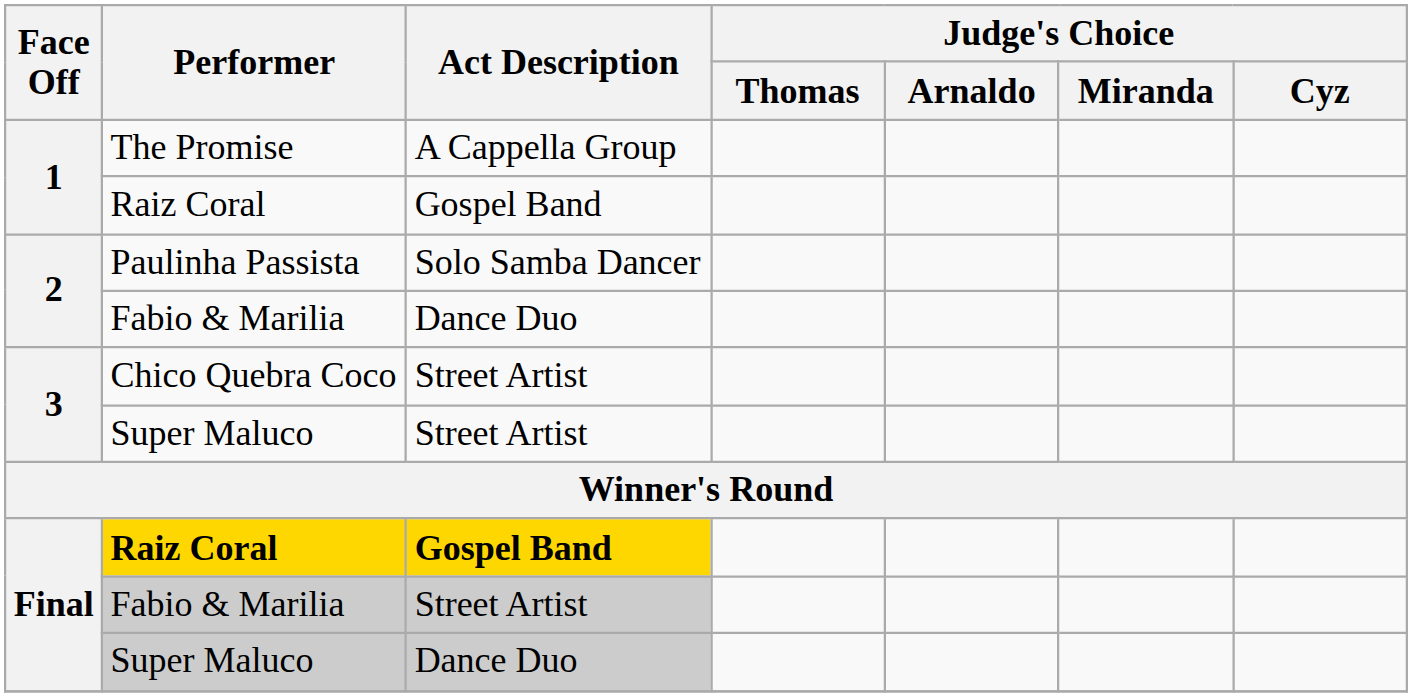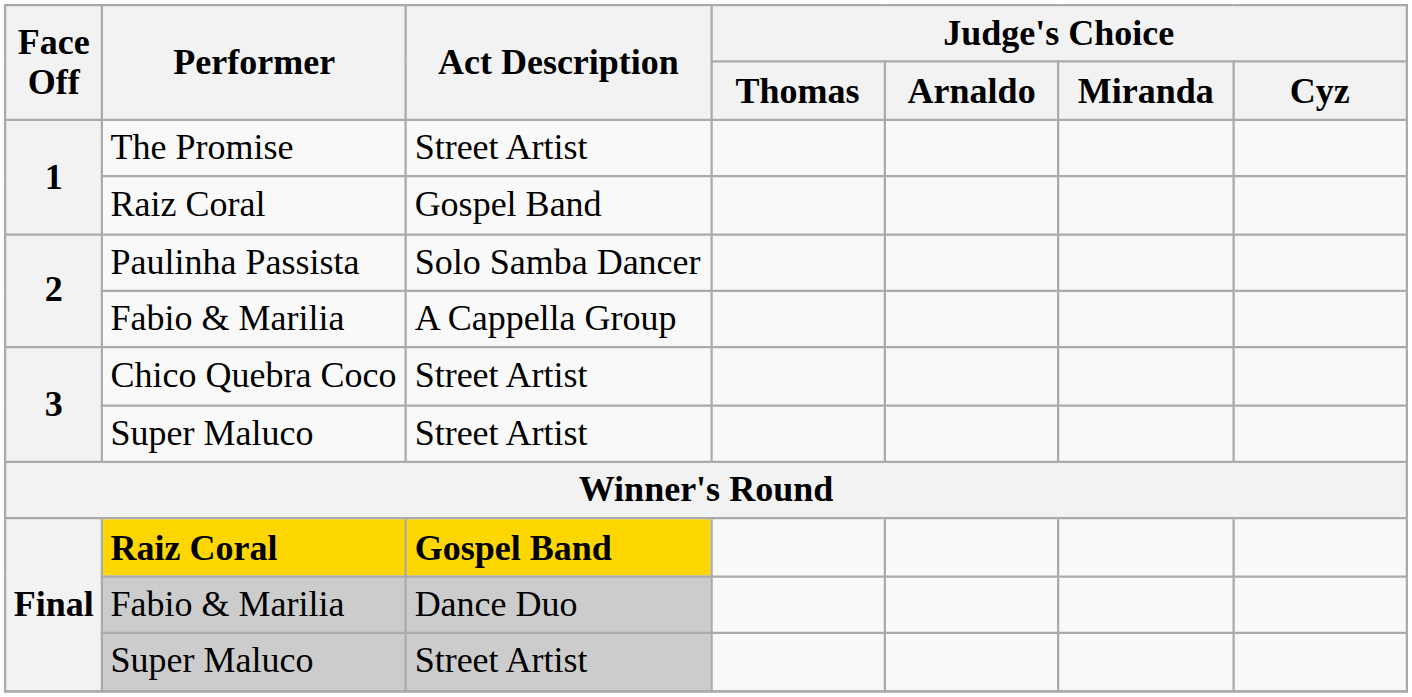(546, 147) A Cappella Group -> (501, 147) Street Artist
(496, 318) Dance Duo -> (546, 318) A Cappella Group
(501, 603) Street Artist -> (496, 603) Dance Duo
(496, 661) Dance Duo -> (501, 661) Street Artist
